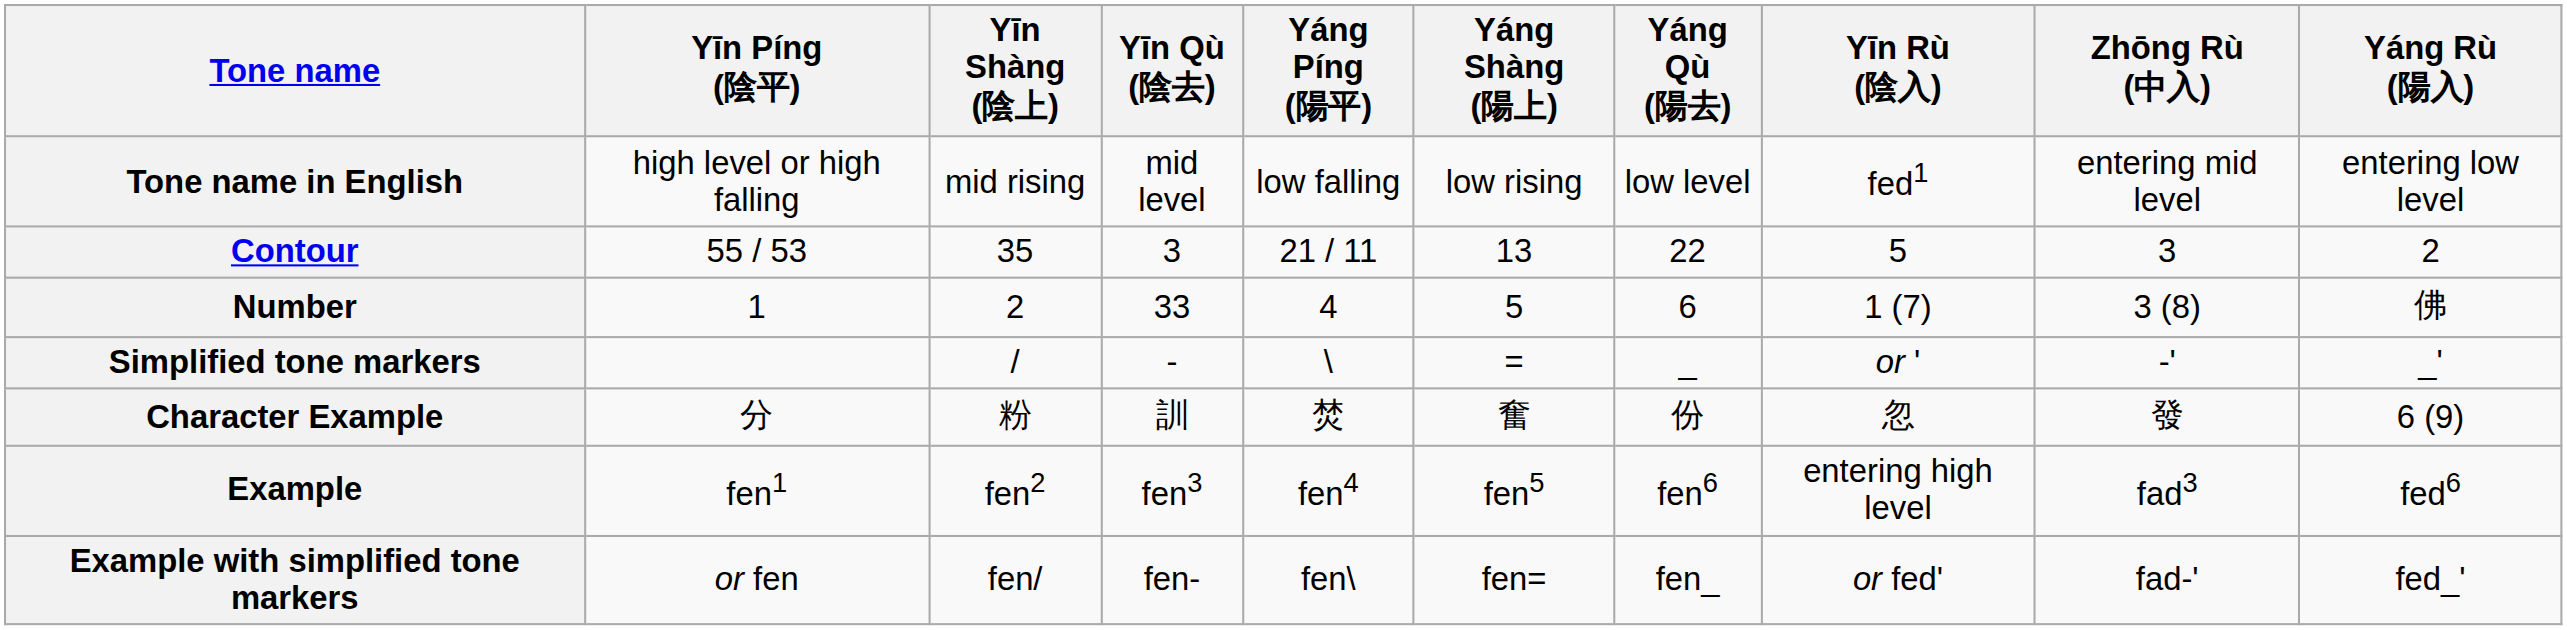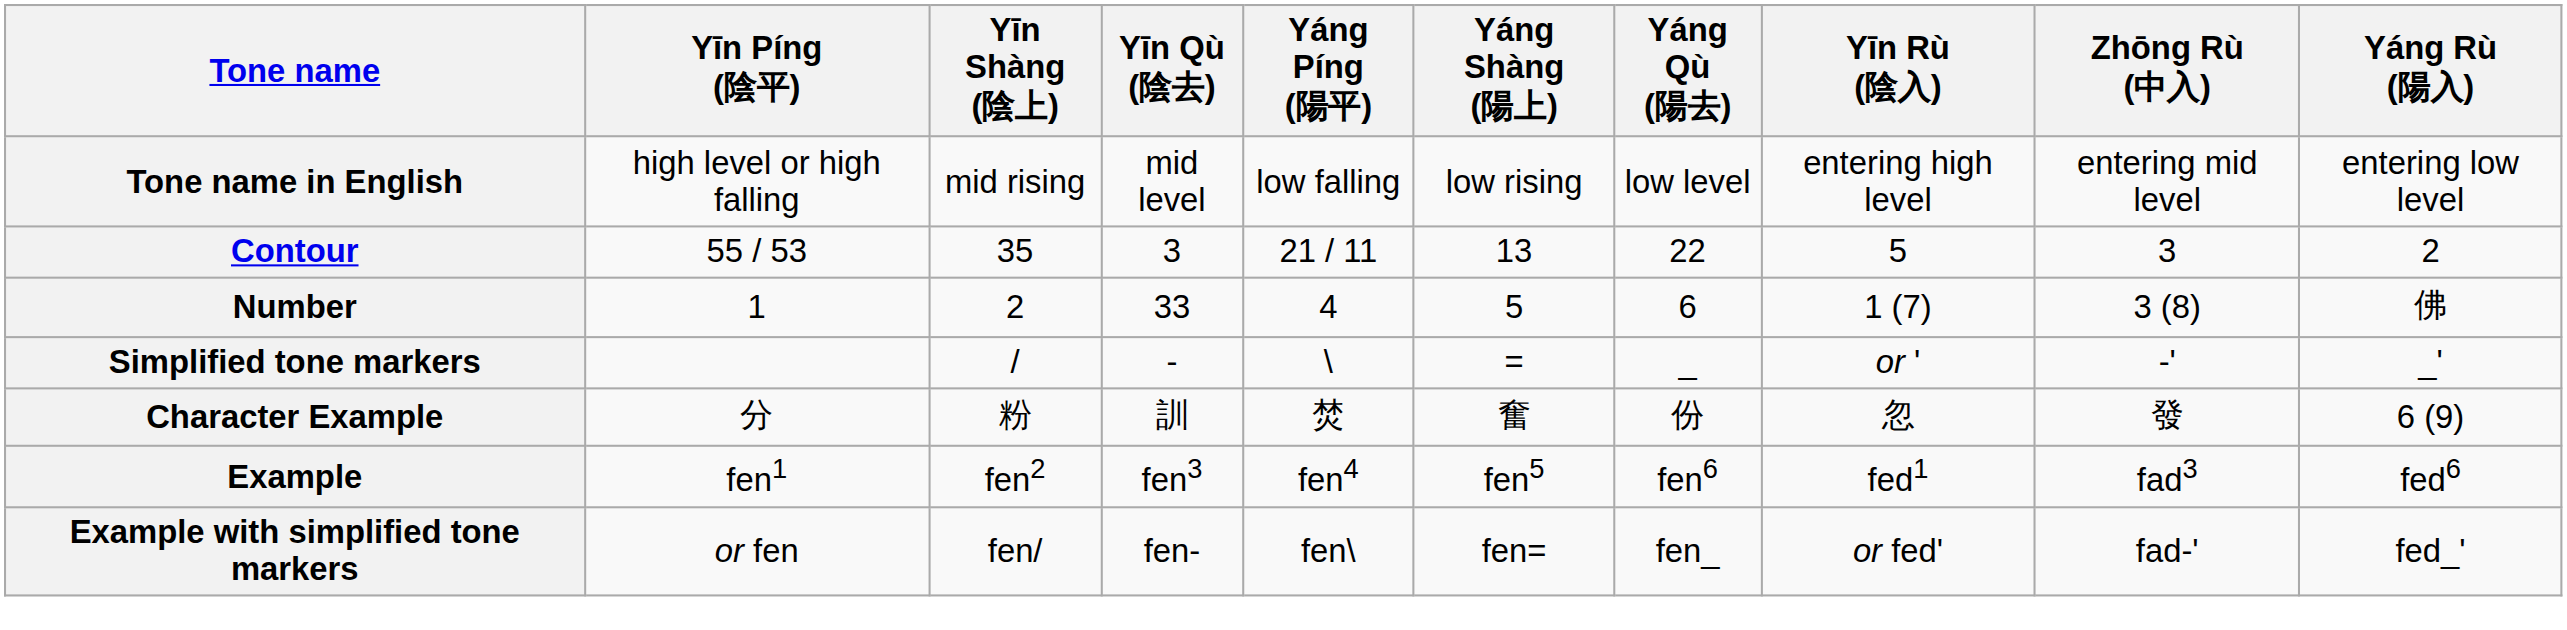(1898, 180) fed1 -> (1898, 180) entering high level
(1898, 490) entering high level -> (1898, 476) fed1
